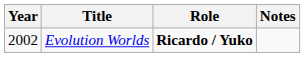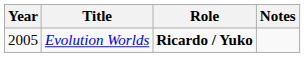(23, 40) 2002 -> (23, 40) 2005
